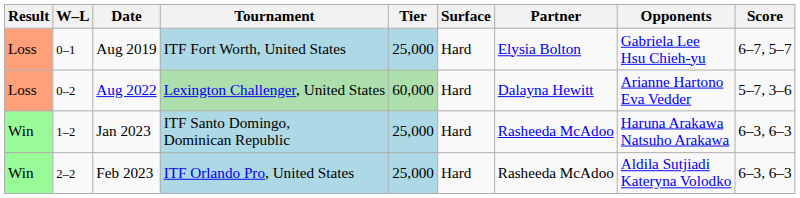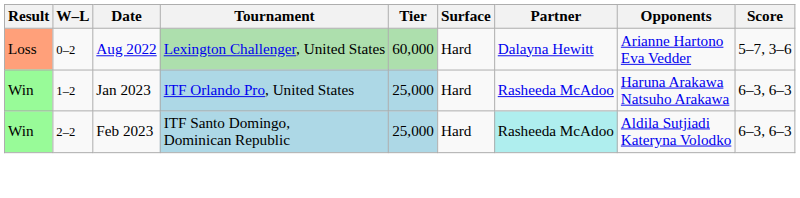- row: (127, 49)
(227, 131) ITF Santo Domingo, Dominican Republic -> (259, 90) ITF Orlando Pro, United States
(259, 172) ITF Orlando Pro, United States -> (227, 131) ITF Santo Domingo, Dominican Republic
(556, 172) no background -> (556, 131) paleturquoise background
